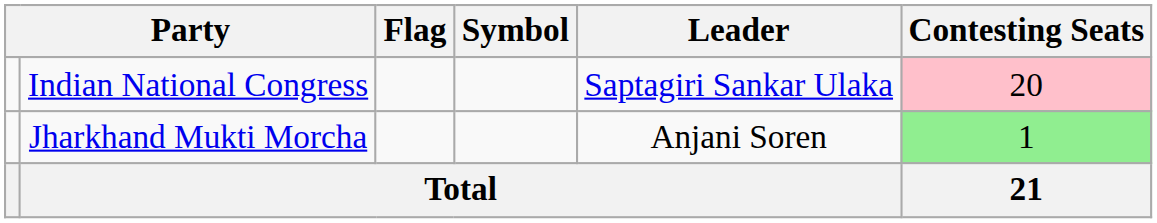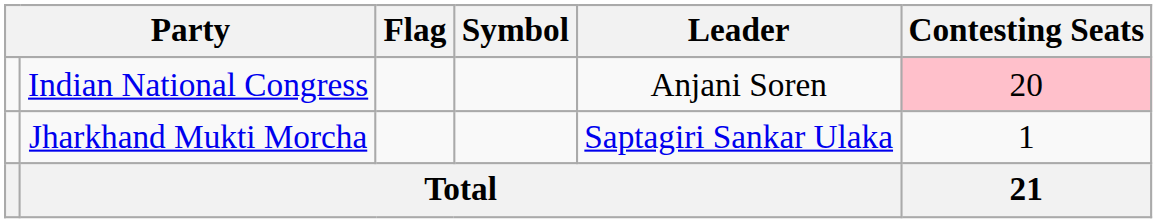(739, 83) Saptagiri Sankar Ulaka -> (739, 83) Anjani Soren
(739, 136) Anjani Soren -> (739, 136) Saptagiri Sankar Ulaka
(1026, 136) lightgreen background -> (1026, 136) no background
